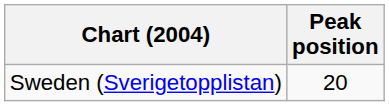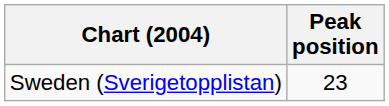(335, 82) 20 -> (335, 82) 23
